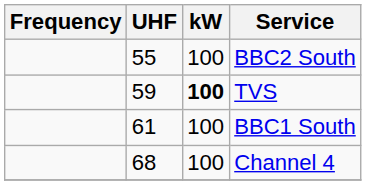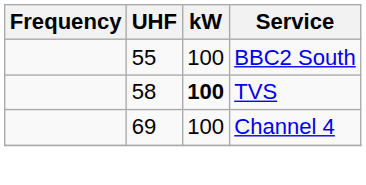(144, 92) 59 -> (144, 92) 58
- row: (295, 127)
(144, 162) 68 -> (144, 127) 69
